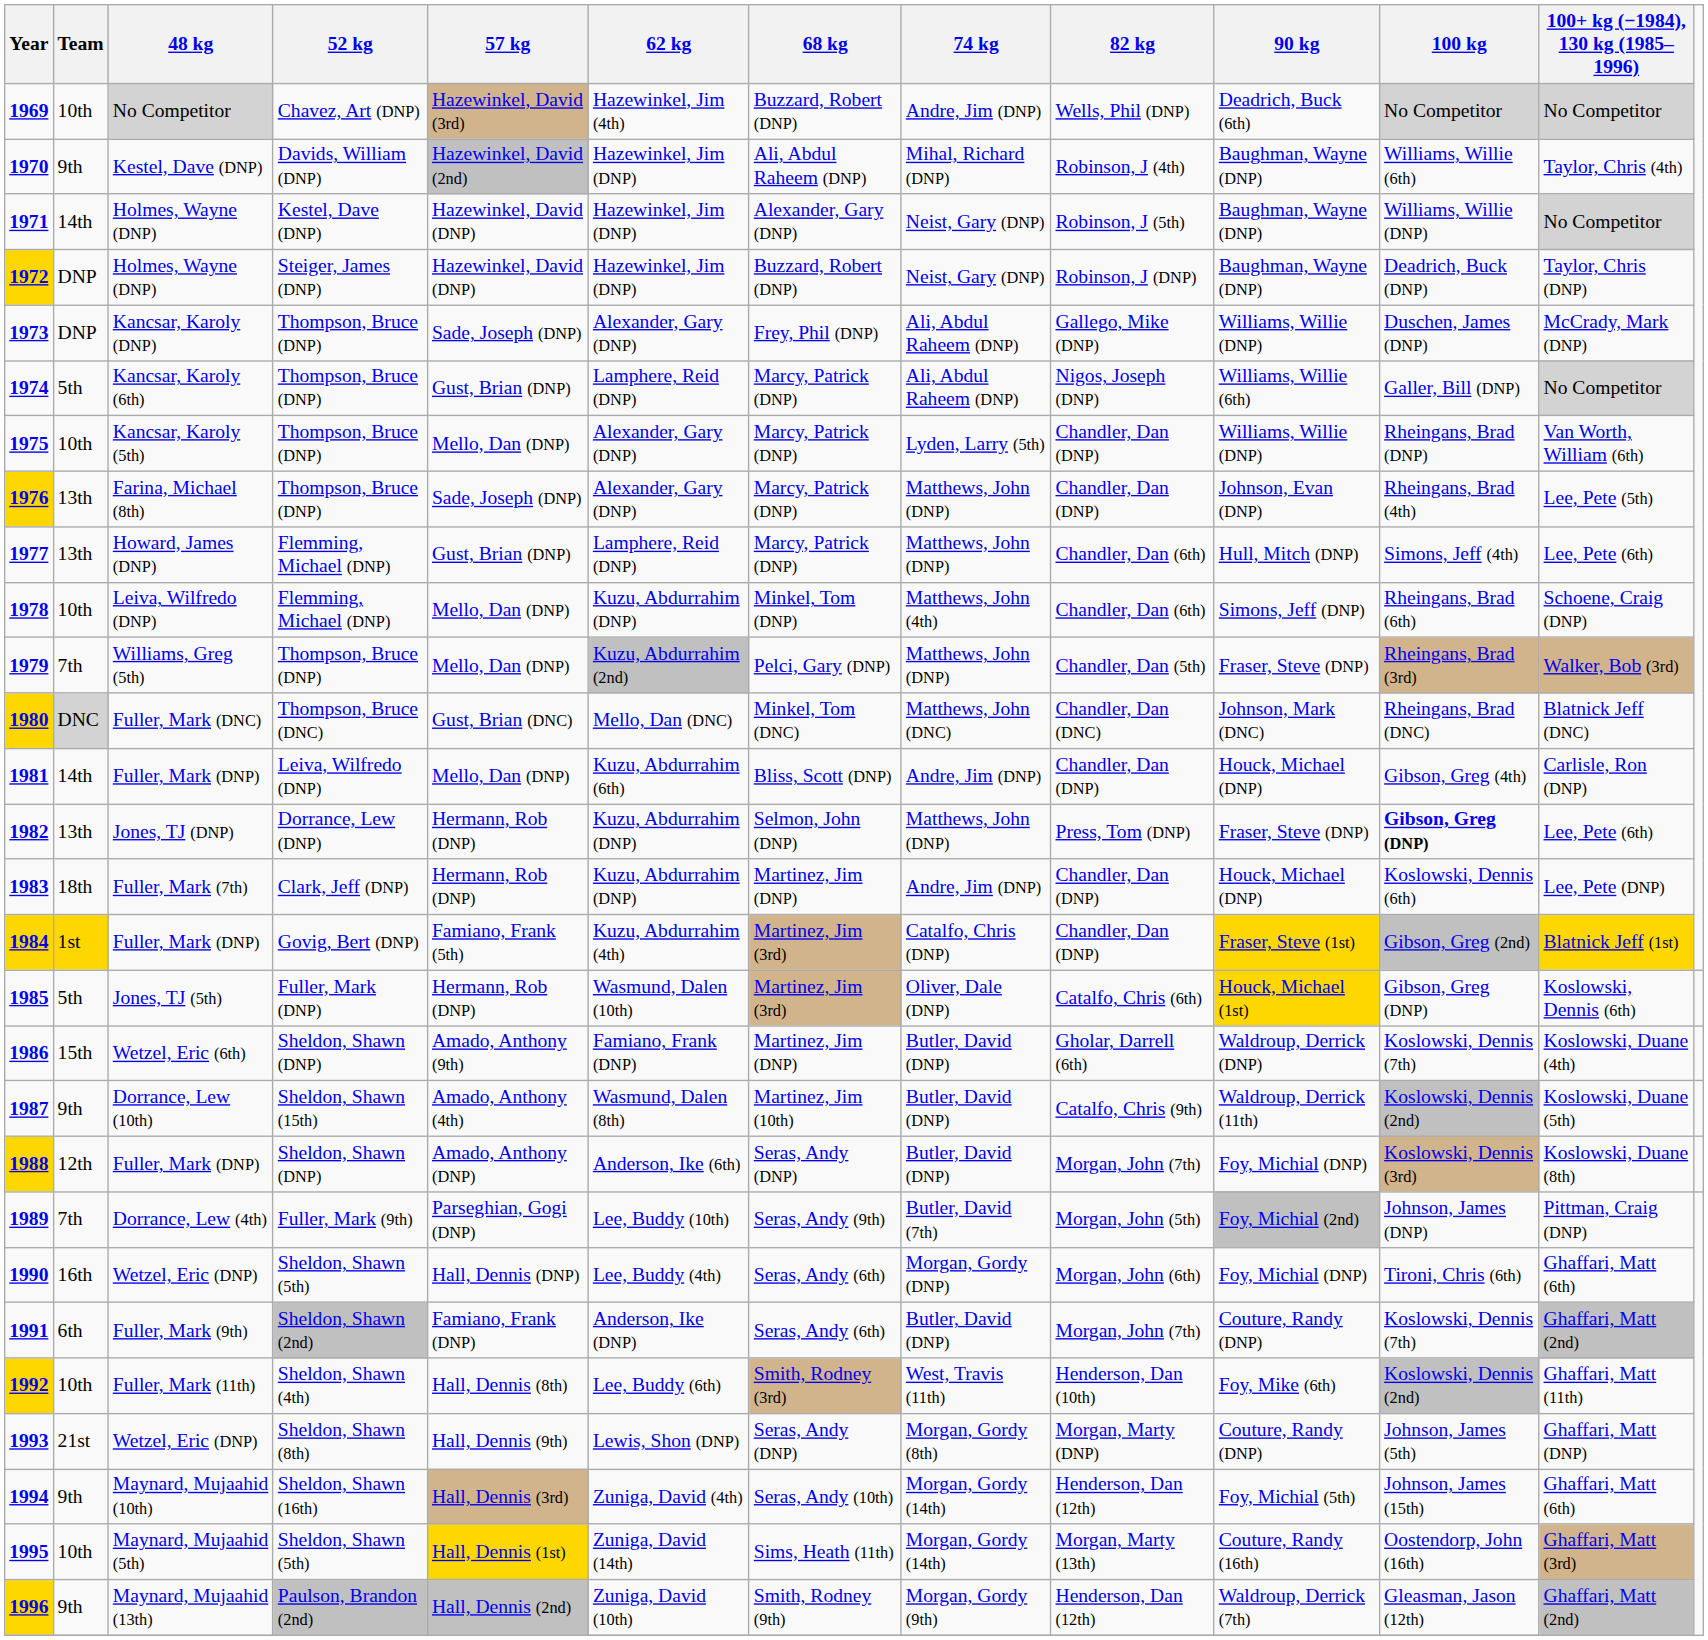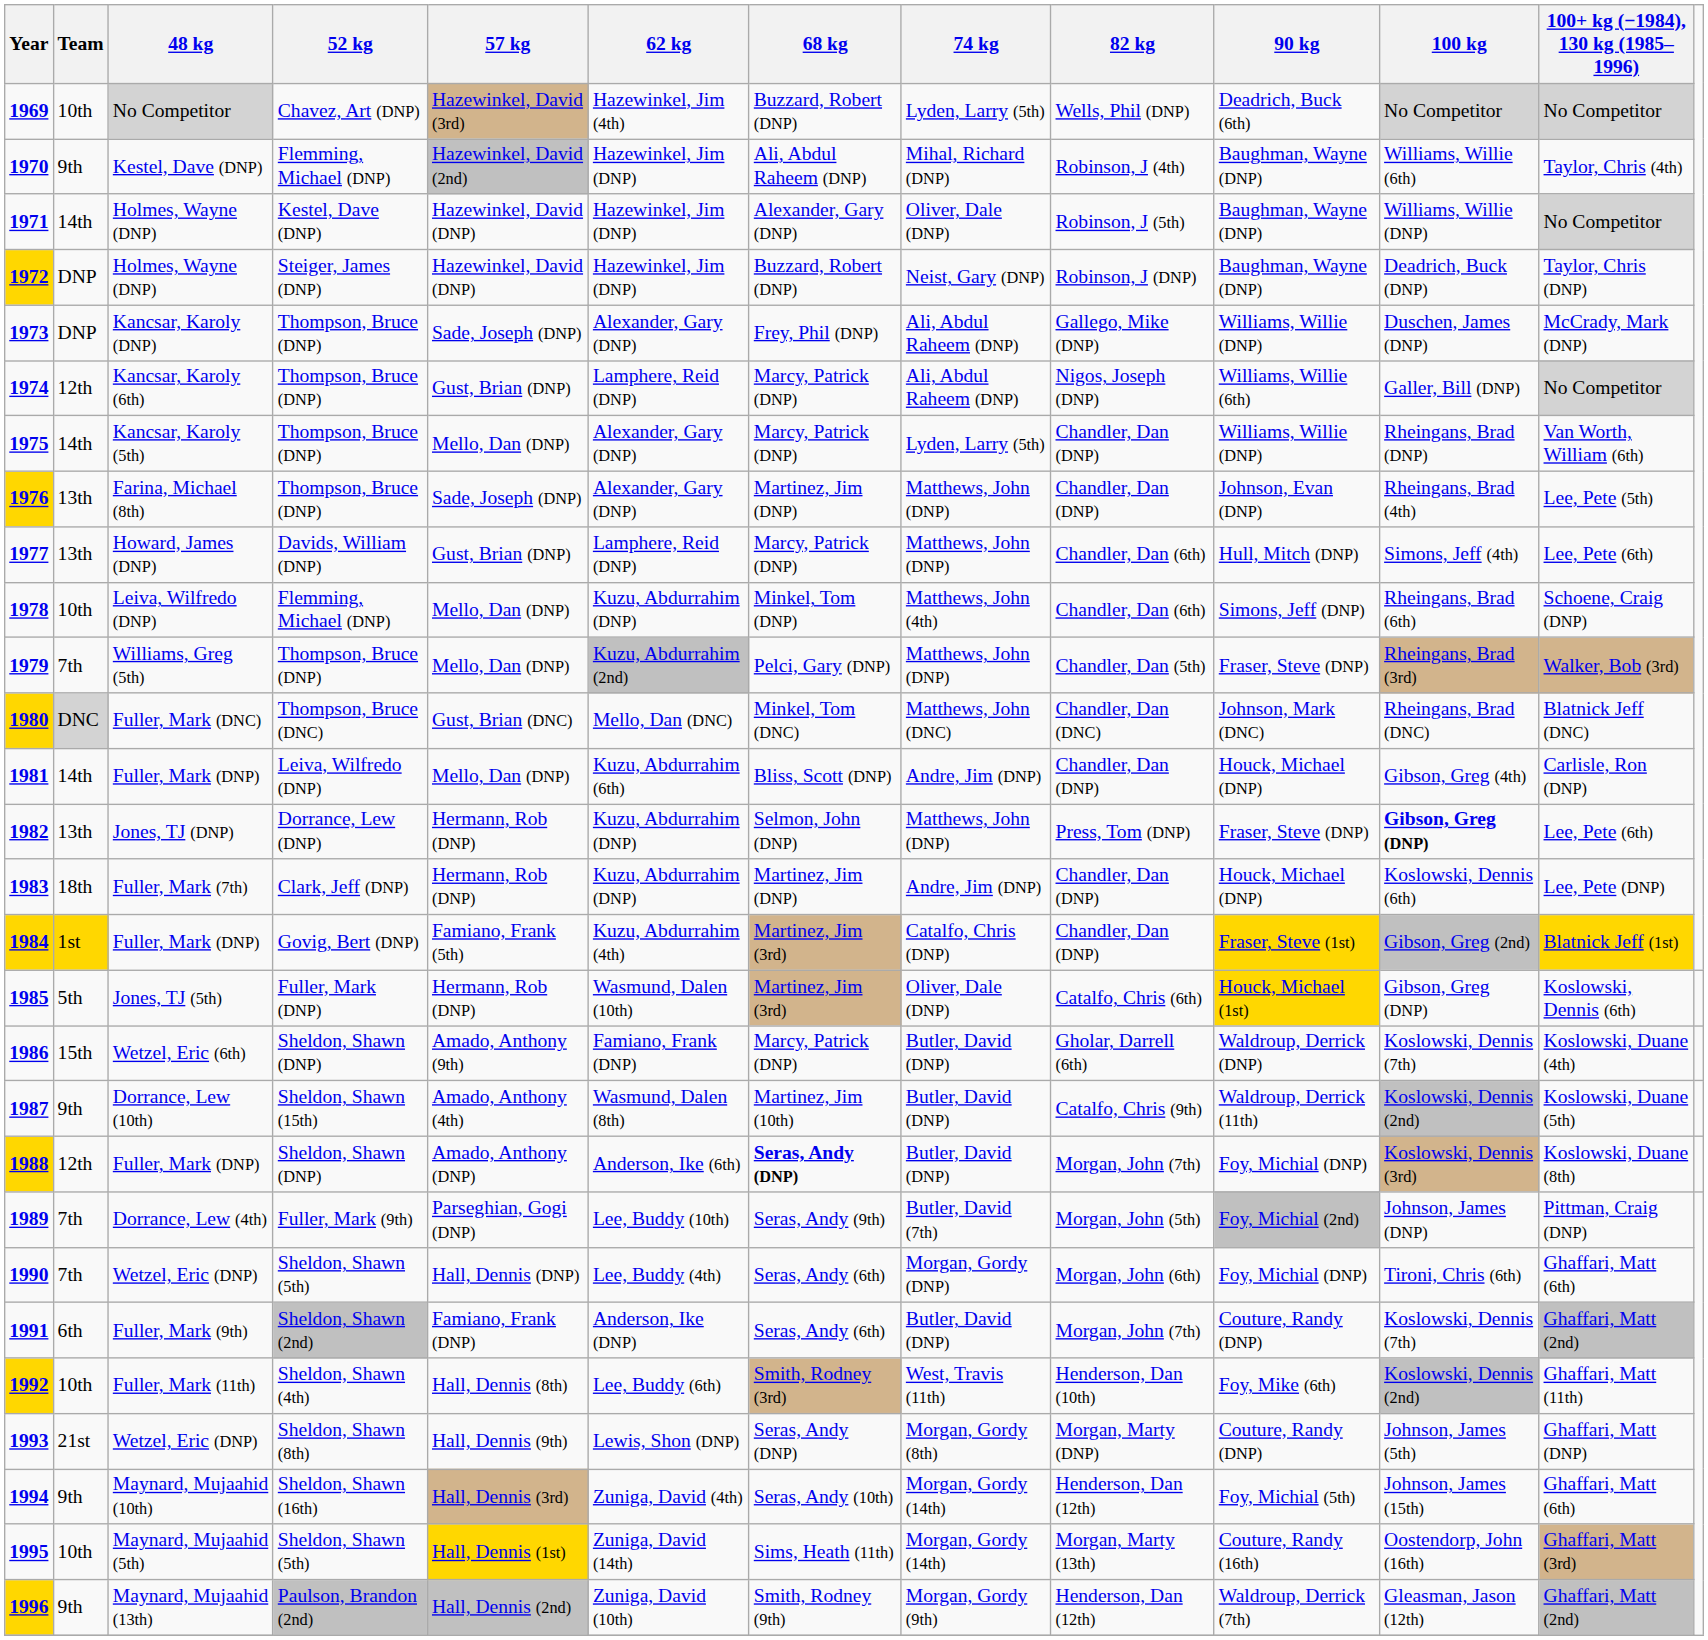(974, 111) Andre, Jim (DNP) -> (975, 111) Lyden, Larry (5th)
(342, 166) Davids, William (DNP) -> (334, 166) Flemming, Michael (DNP)
(975, 221) Neist, Gary (DNP) -> (954, 221) Oliver, Dale (DNP)
(70, 388) 5th -> (75, 388) 12th
(75, 443) 10th -> (75, 443) 14th
(811, 499) Marcy, Patrick (DNP) -> (808, 499) Martinez, Jim (DNP)
(334, 554) Flemming, Michael (DNP) -> (342, 554) Davids, William (DNP)
(808, 1053) Martinez, Jim (DNP) -> (811, 1053) Marcy, Patrick (DNP)
(801, 1164) normal -> (804, 1164) bold
(75, 1274) 16th -> (70, 1274) 7th
